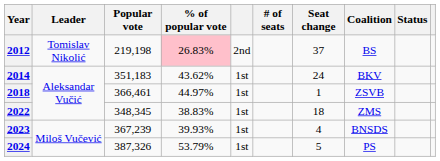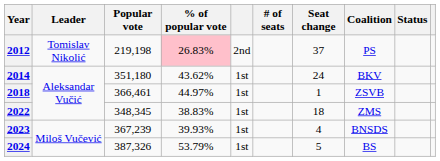(369, 50) BS -> (369, 50) PS
(133, 75) 351,183 -> (133, 75) 351,180
(369, 147) PS -> (369, 147) BS
